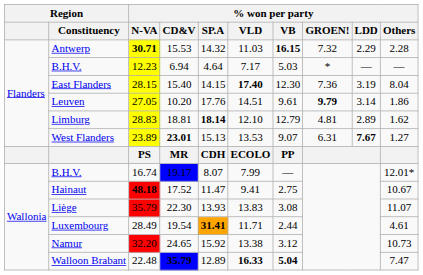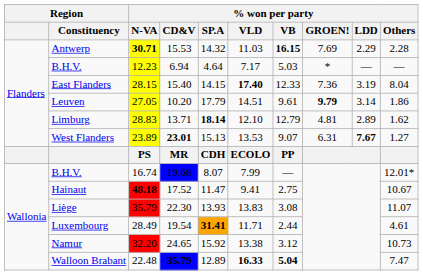(327, 48) 7.32 -> (327, 48) 7.69
(288, 84) 12.30 -> (288, 84) 12.33
(213, 101) 17.76 -> (213, 101) 17.79
(179, 119) 18.81 -> (179, 119) 13.71
(179, 172) 19.17 -> (179, 172) 19.68
